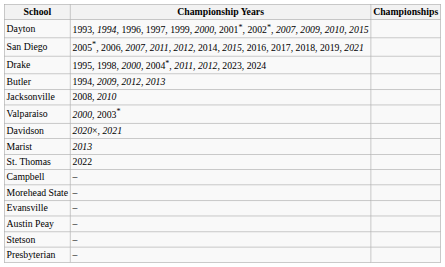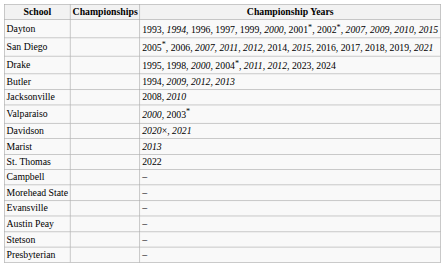columns swapped: (406, 12) <-> (221, 12)
